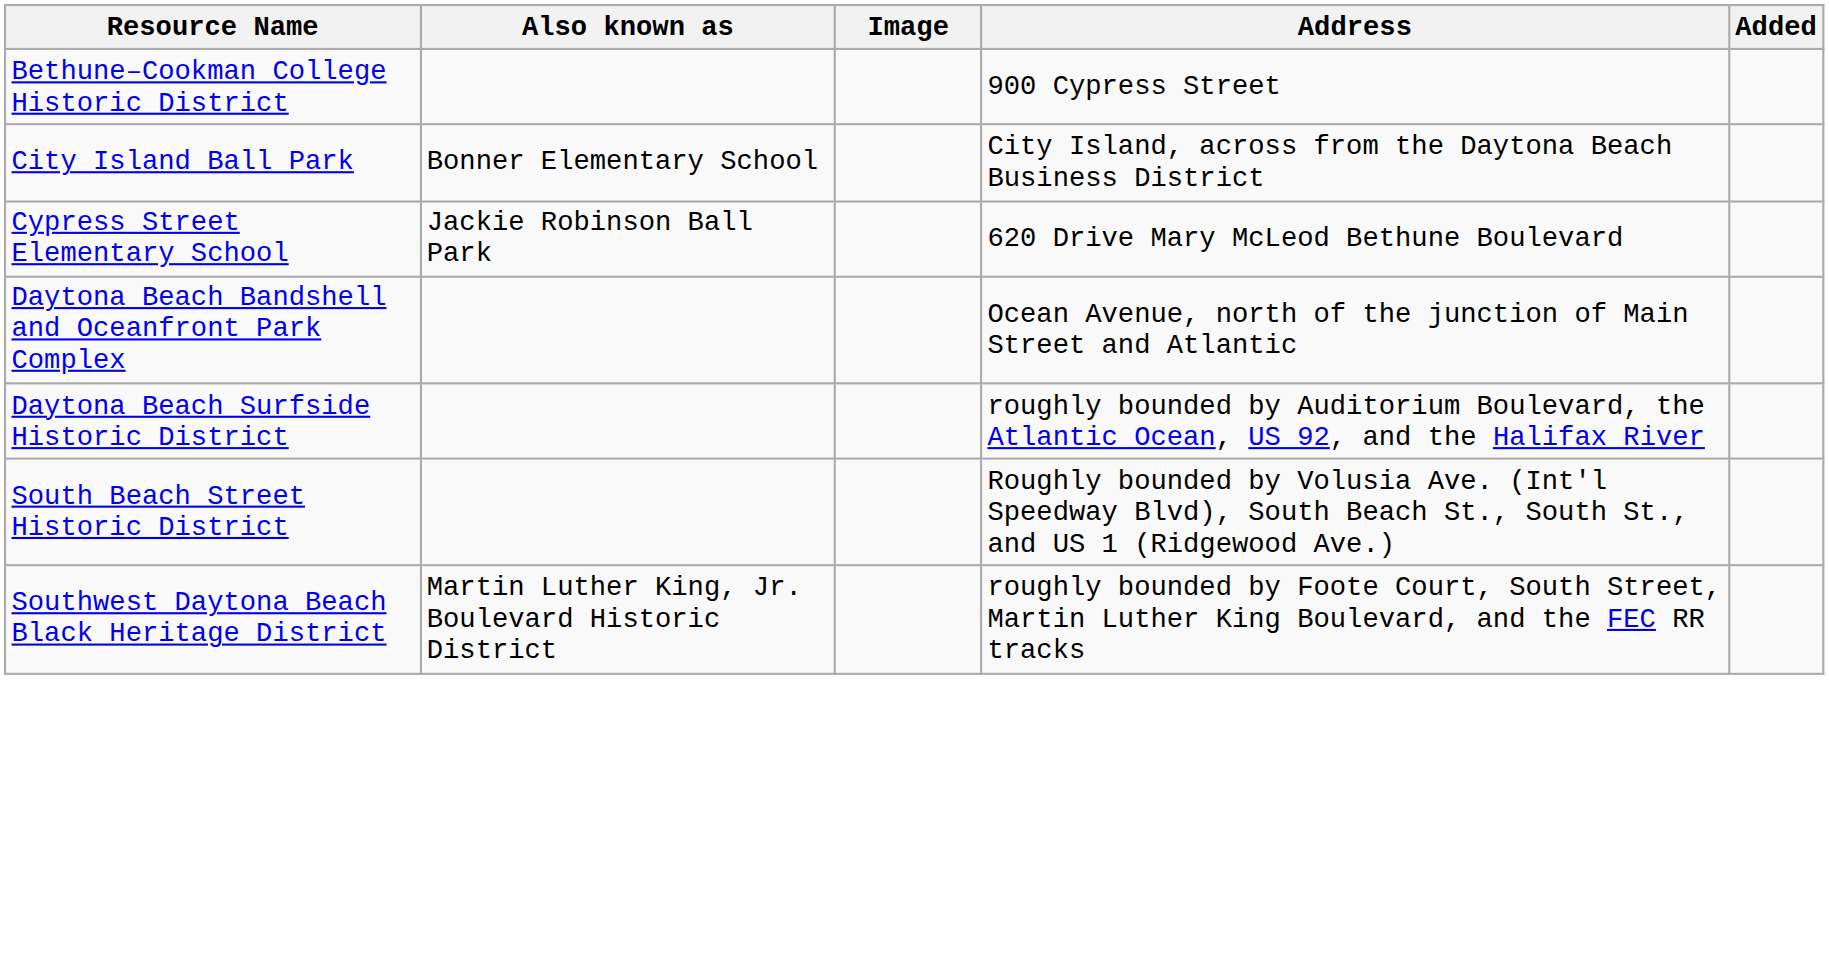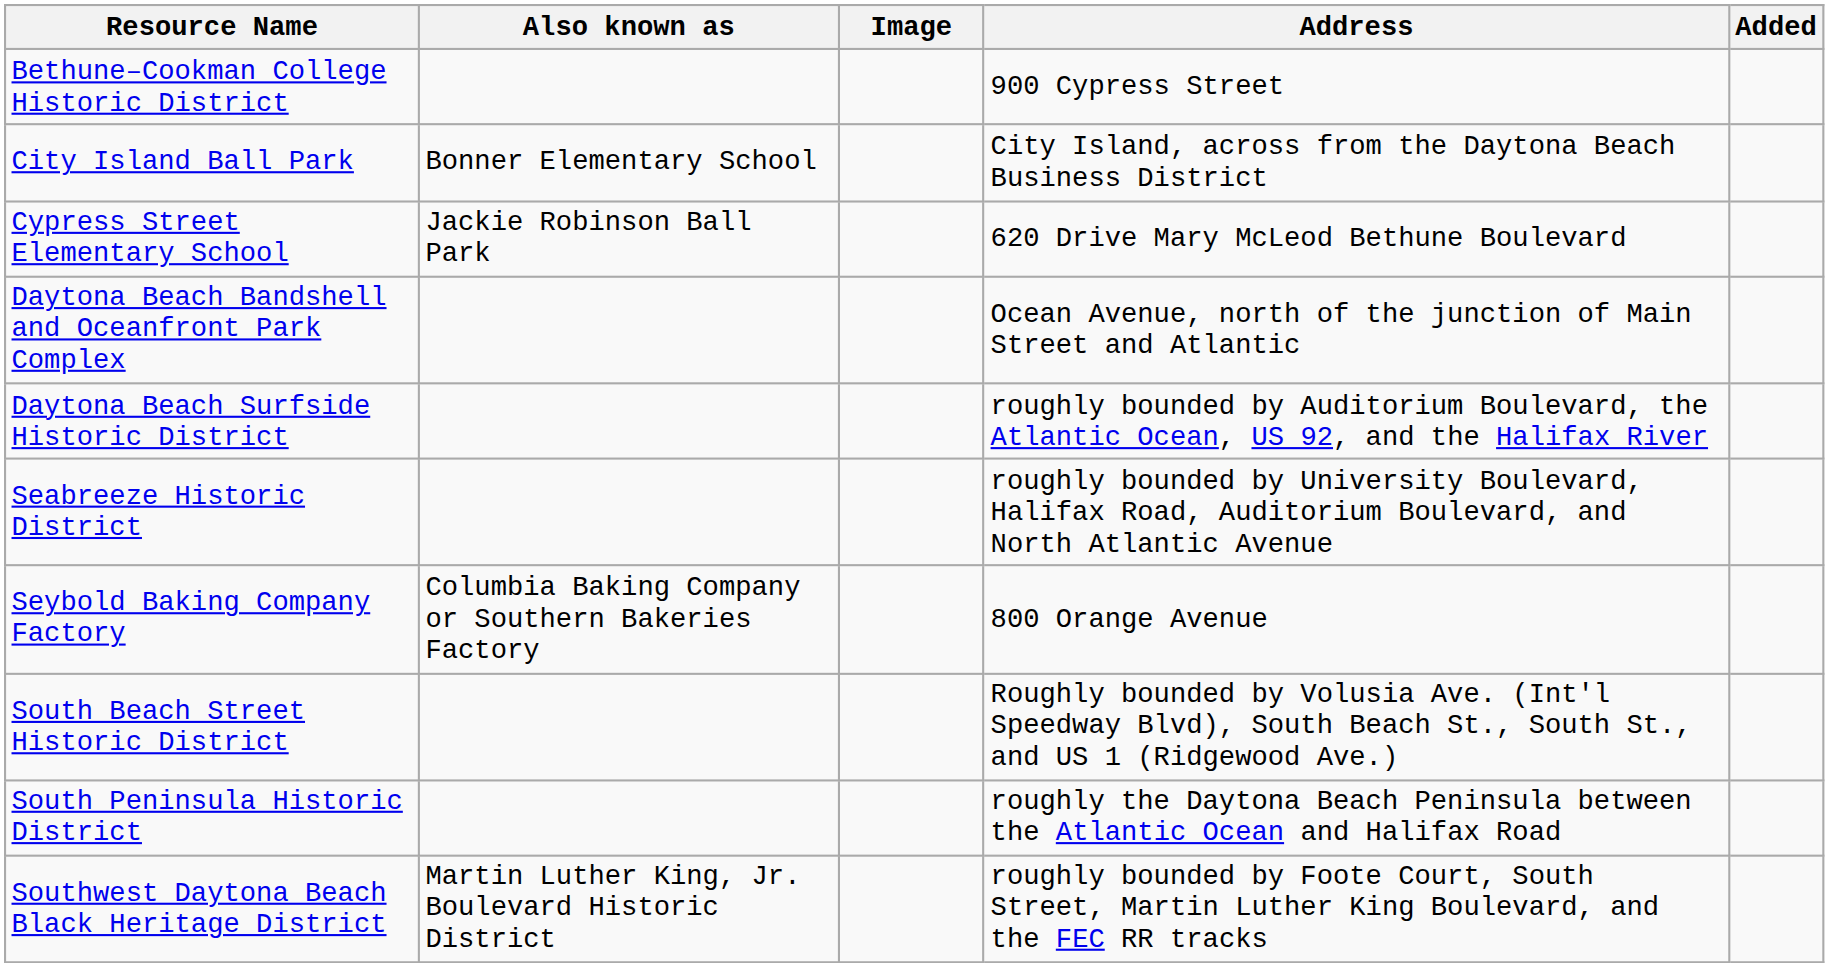+ row: (158, 512)
+ row: (191, 619)
+ row: (207, 818)
